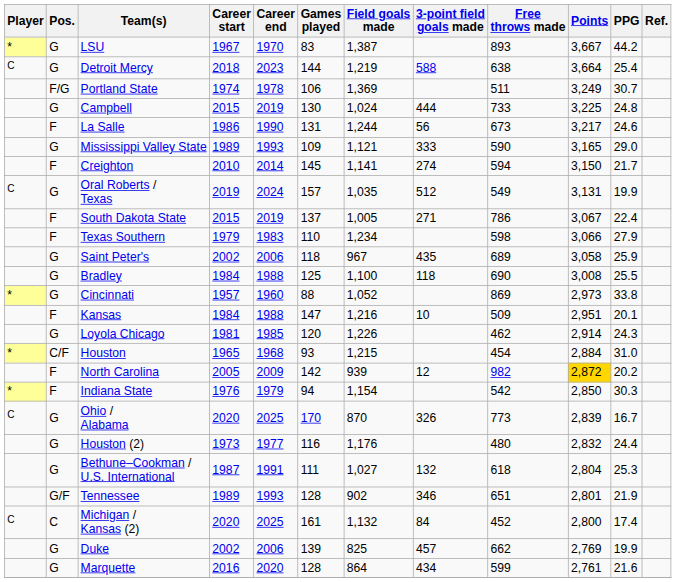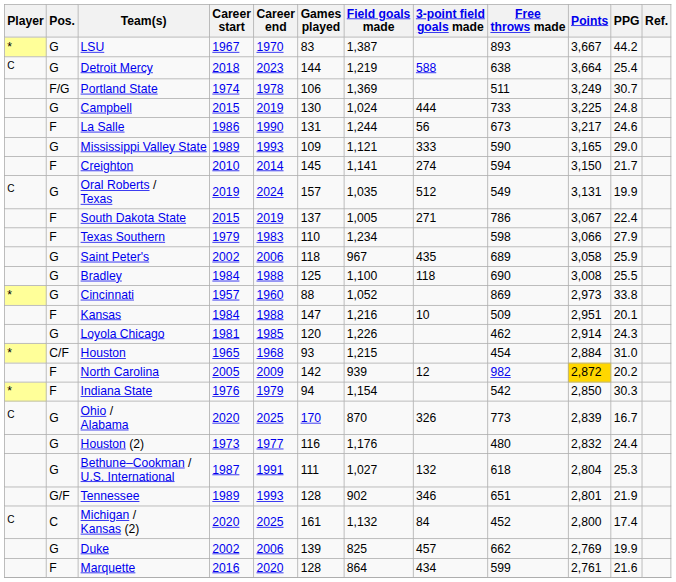(54, 567) G -> (53, 567) F
